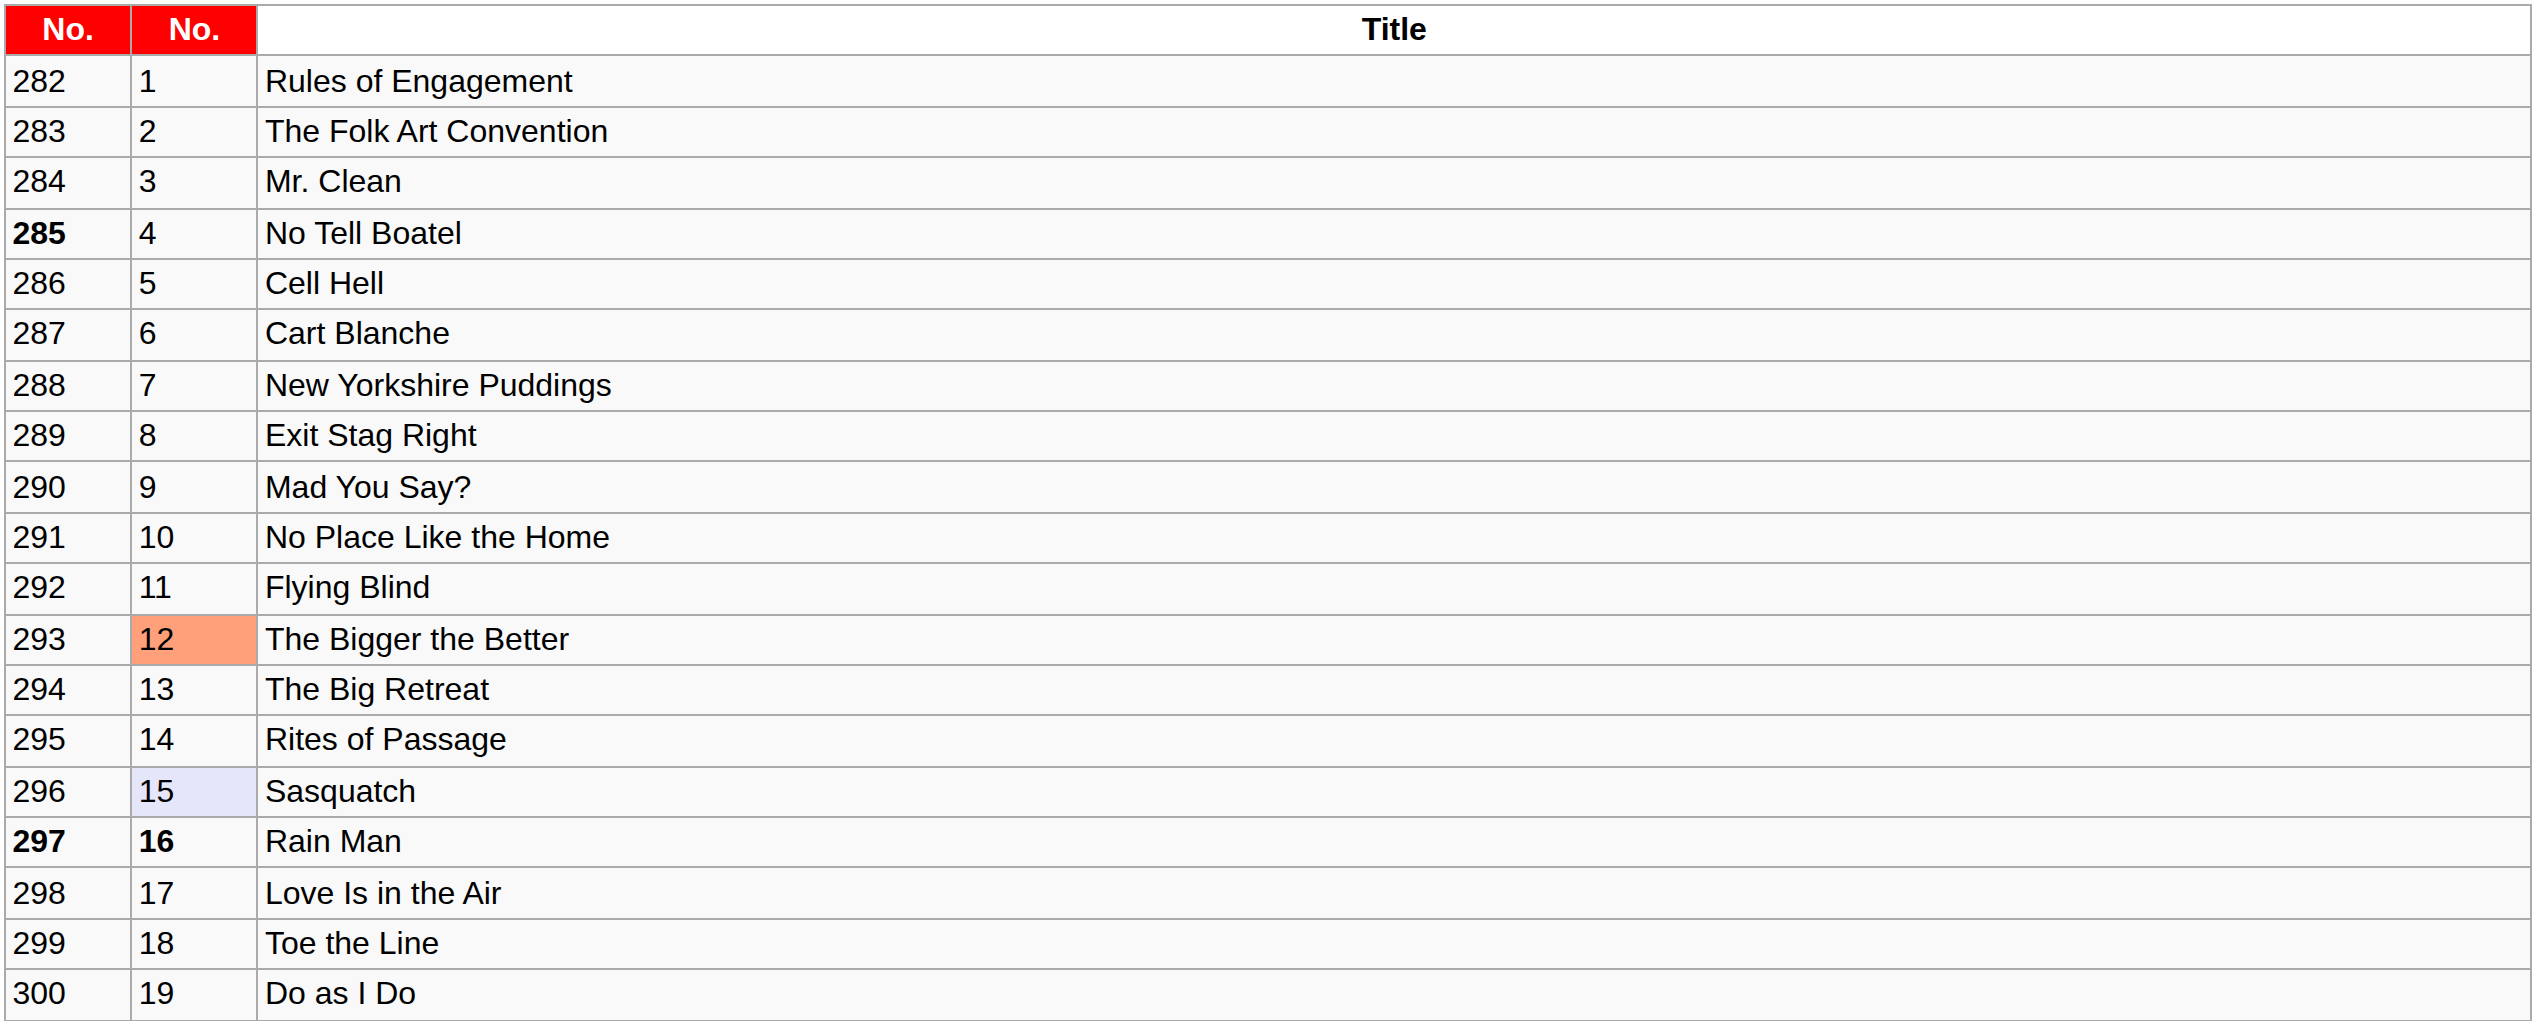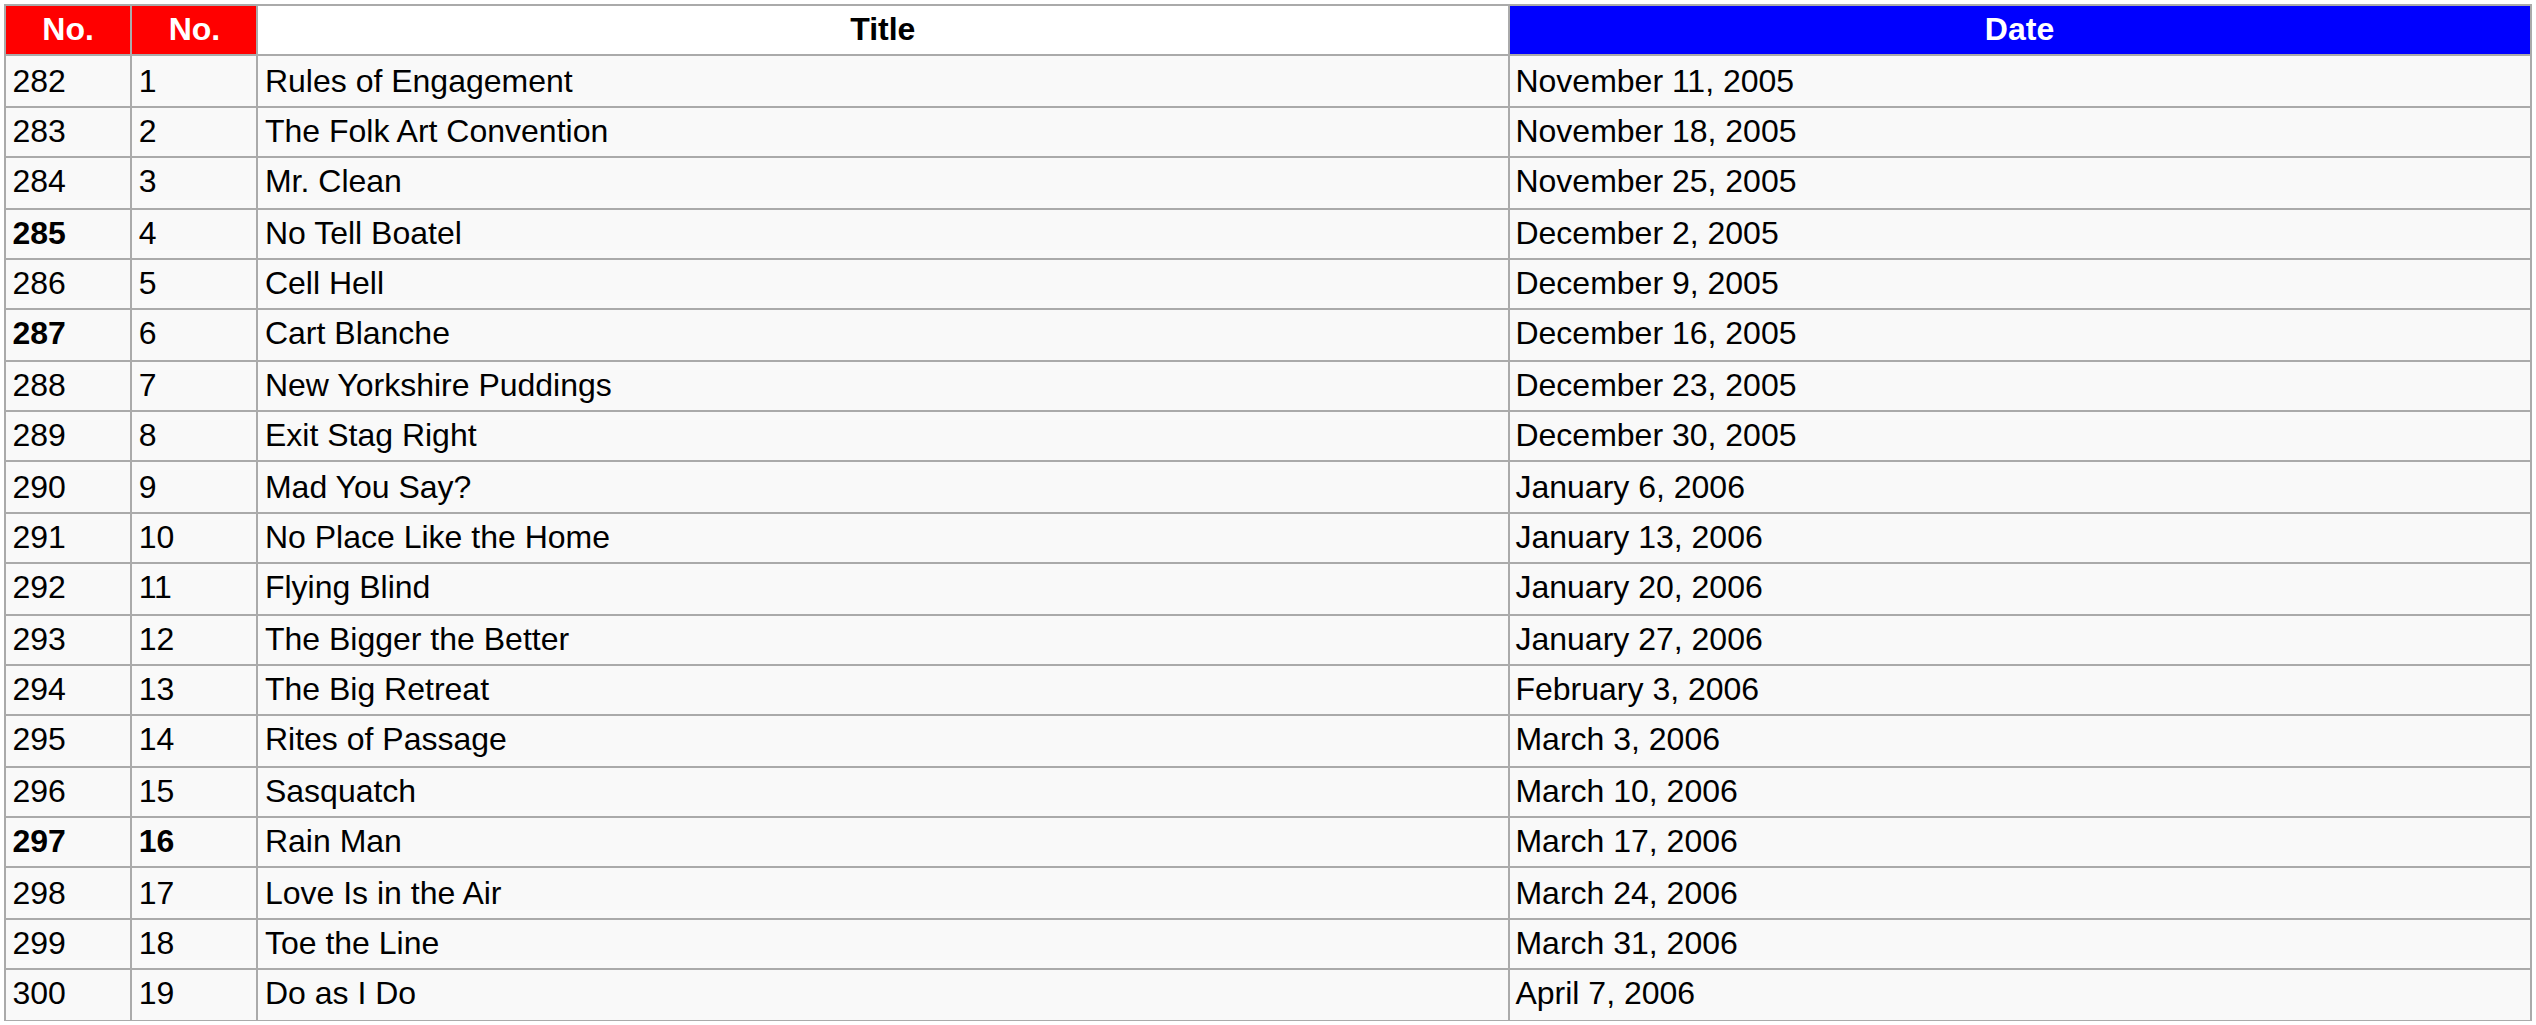+ column: (2020, 29)
(39, 334) normal -> (39, 334) bold
(156, 638) lightsalmon background -> (156, 638) no background
(156, 791) lavender background -> (156, 791) no background
